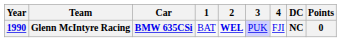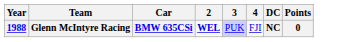- column: (206, 12)
(16, 28) 1990 -> (16, 28) 1988
